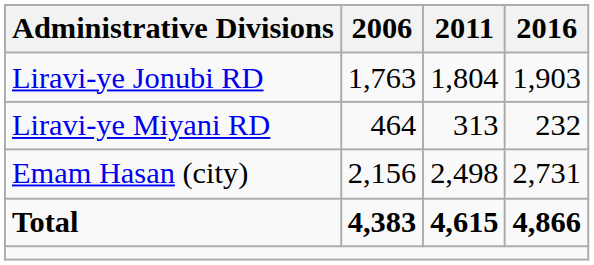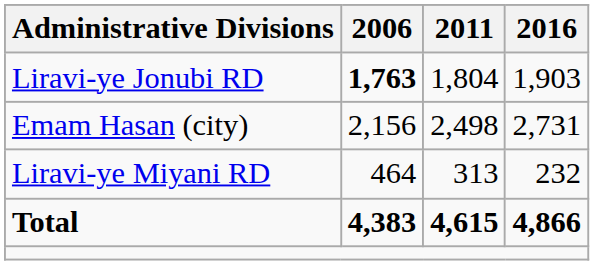(382, 76) normal -> (382, 76) bold
rows swapped: (141, 125) <-> (130, 173)
